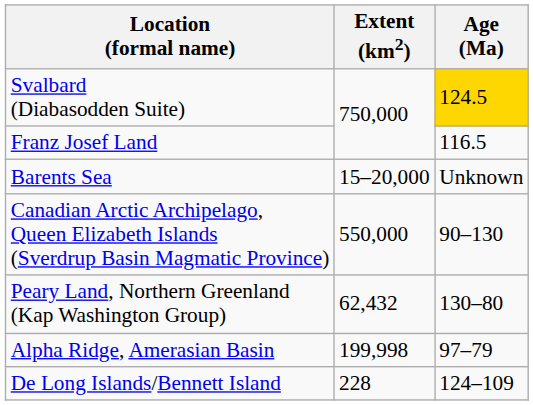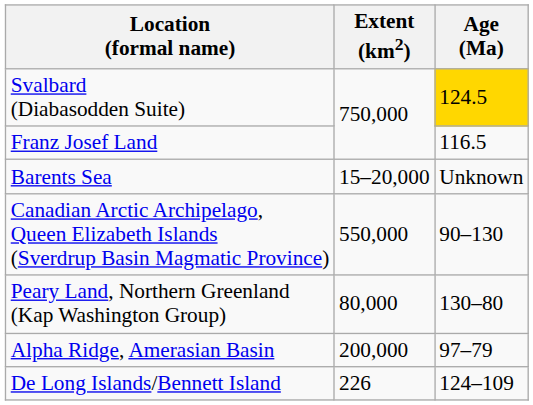(368, 303) 62,432 -> (368, 303) 80,000
(374, 349) 199,998 -> (374, 349) 200,000
(355, 383) 228 -> (355, 383) 226
